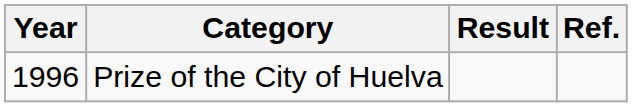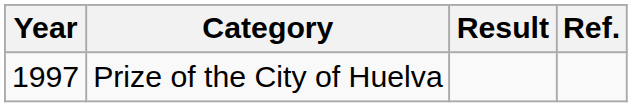(46, 76) 1996 -> (46, 76) 1997
